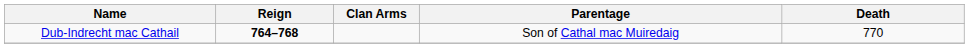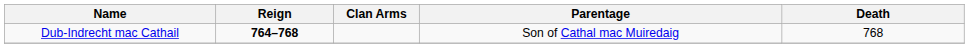(873, 33) 770 -> (873, 33) 768
